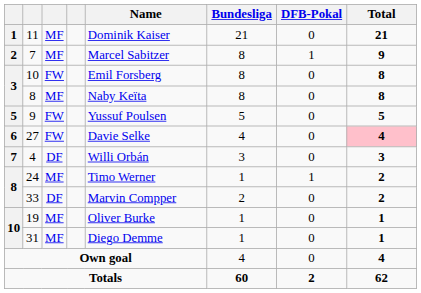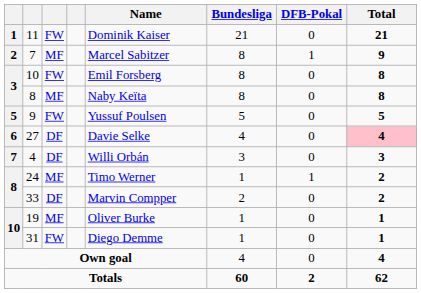(54, 34) MF -> (54, 34) FW
(54, 136) FW -> (54, 136) DF
(54, 237) MF -> (54, 237) FW
